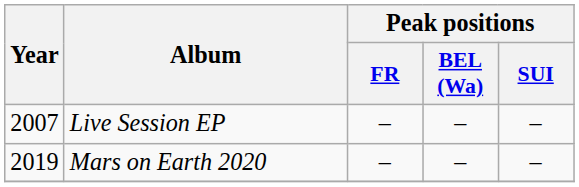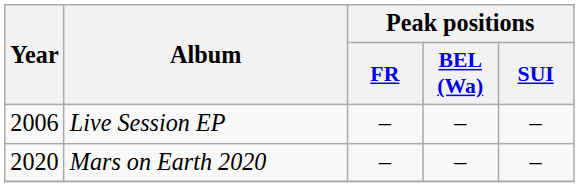(34, 123) 2007 -> (34, 123) 2006
(34, 161) 2019 -> (34, 161) 2020
